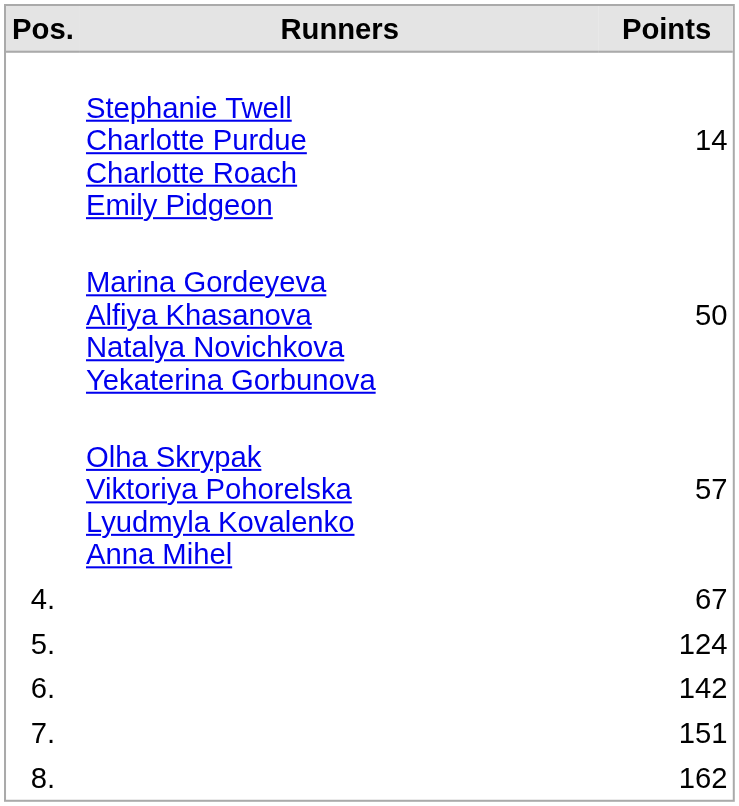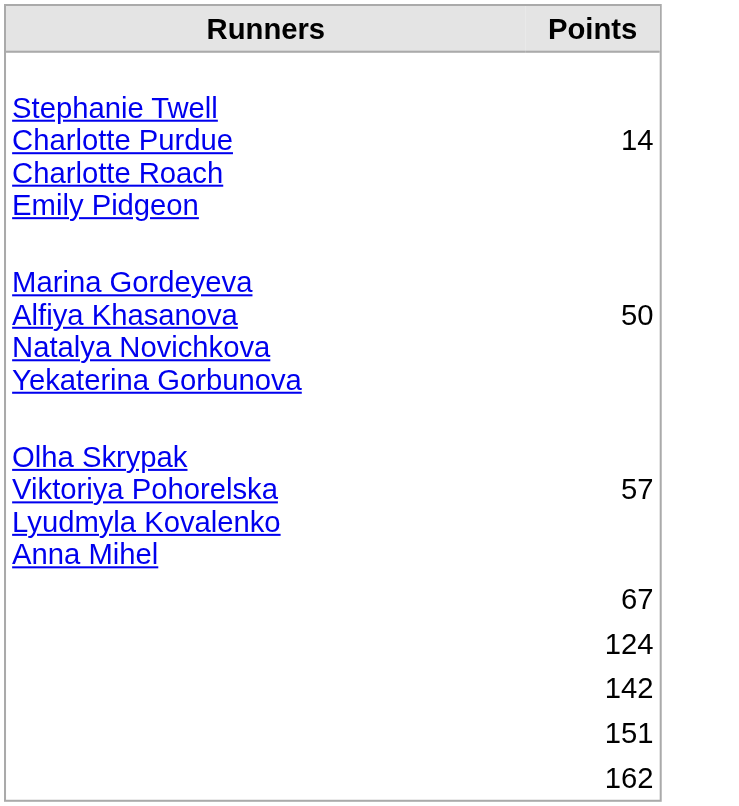- column: (43, 28)
